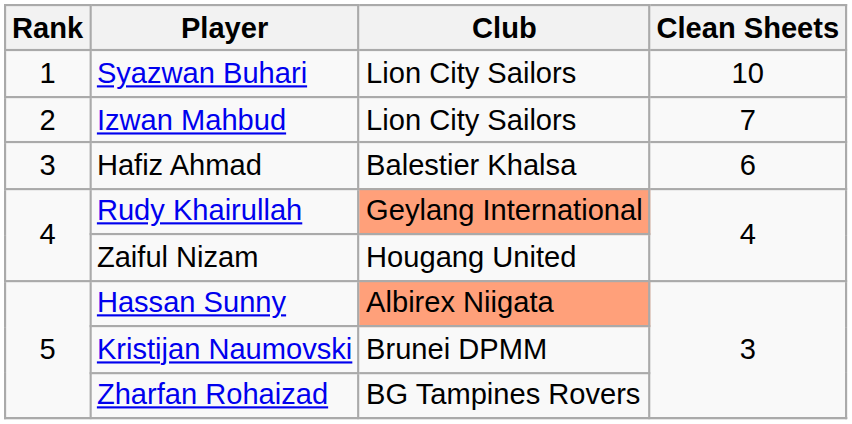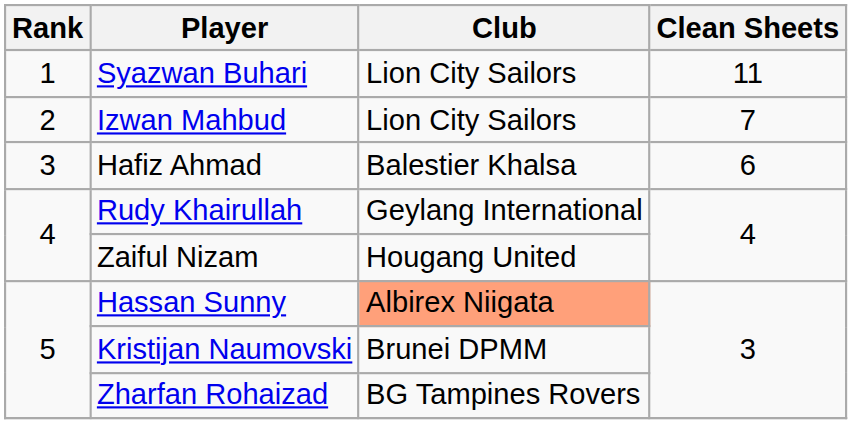(748, 73) 10 -> (748, 73) 11
(504, 211) lightsalmon background -> (504, 211) no background
